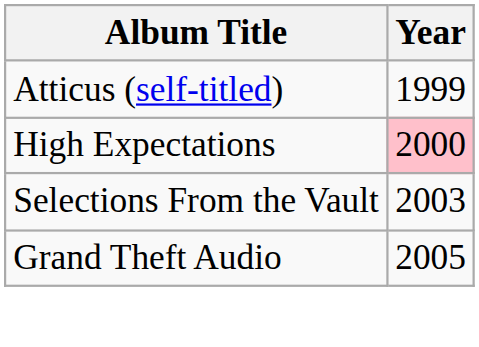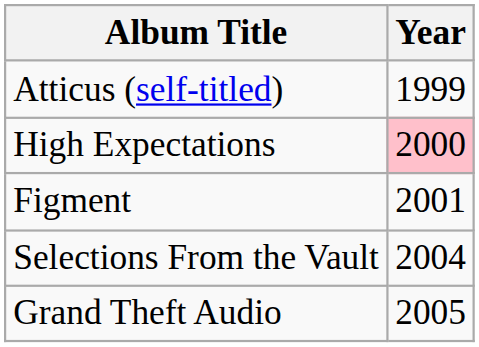+ row: (72, 200)
(431, 200) 2003 -> (431, 256) 2004
